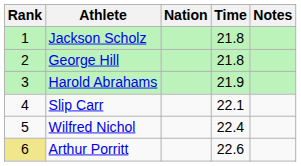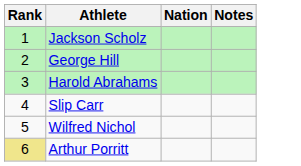- column: (230, 15)
